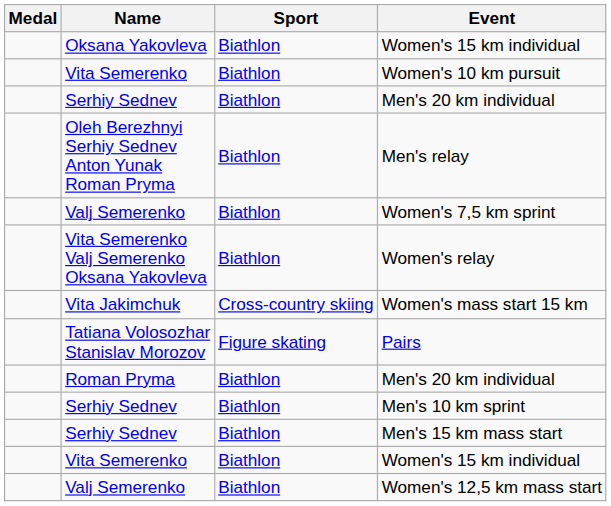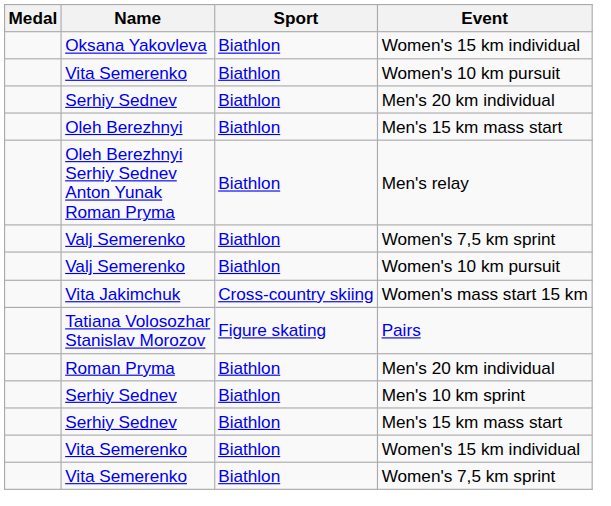+ row: (124, 127)
+ row: (125, 266)
- row: (136, 258)
+ row: (126, 476)
- row: (125, 487)
